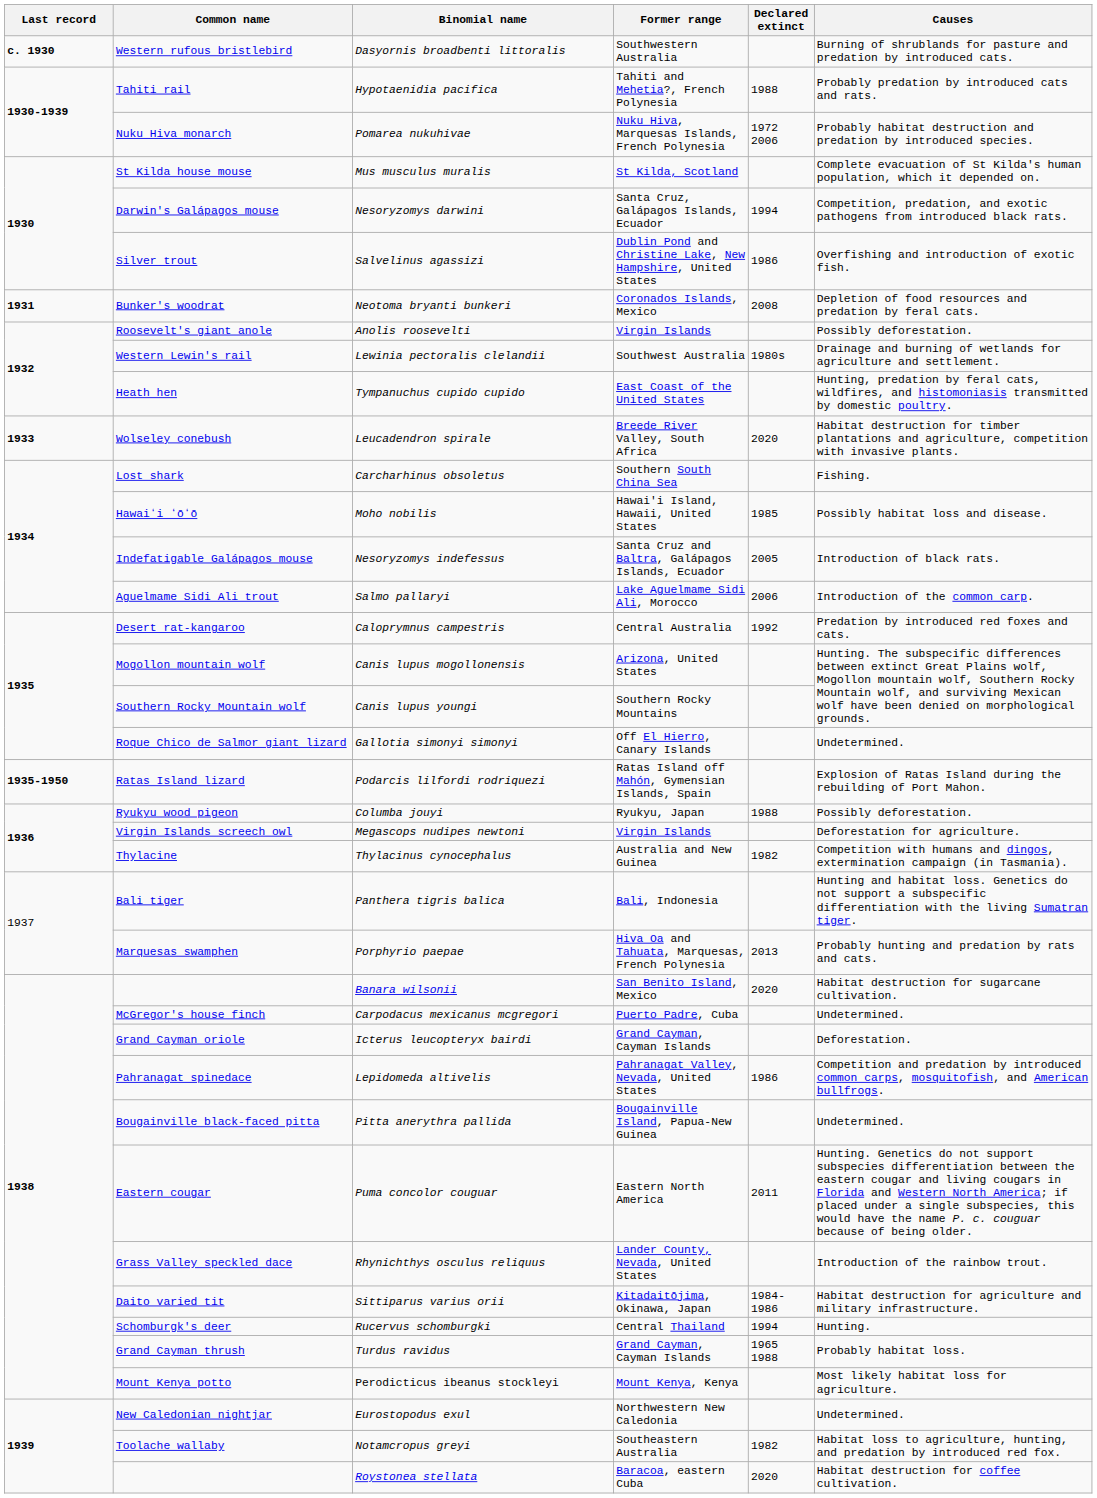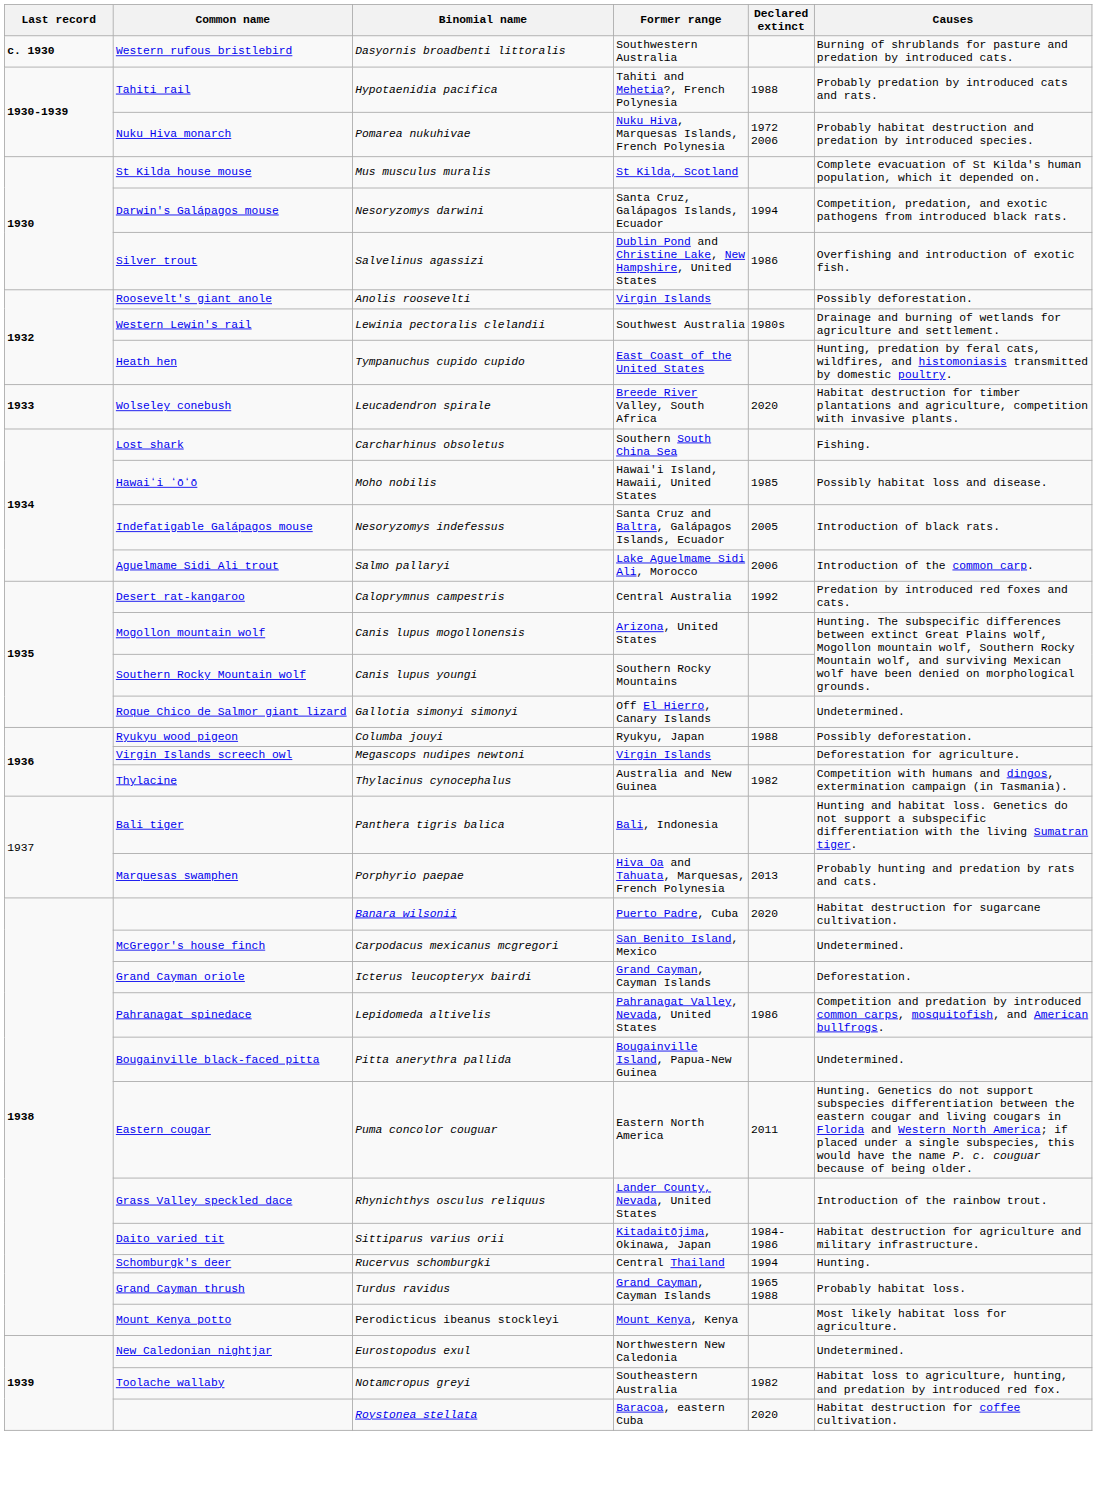- row: (433, 306)
- row: (450, 781)
(677, 990) San Benito Island, Mexico -> (677, 914) Puerto Padre, Cuba
(677, 1015) Puerto Padre, Cuba -> (677, 945) San Benito Island, Mexico
